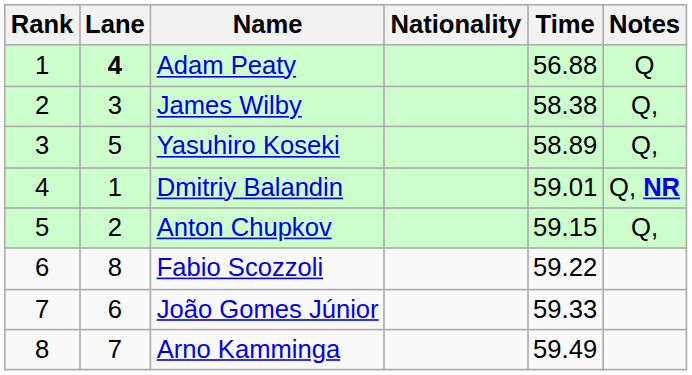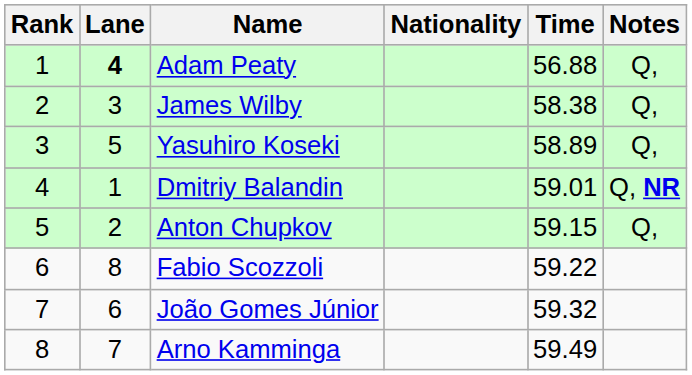(645, 65) Q -> (645, 65) Q,
(565, 308) 59.33 -> (565, 308) 59.32
